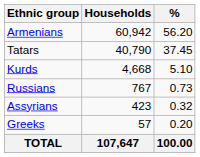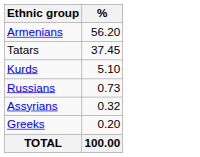- column: (118, 13)
